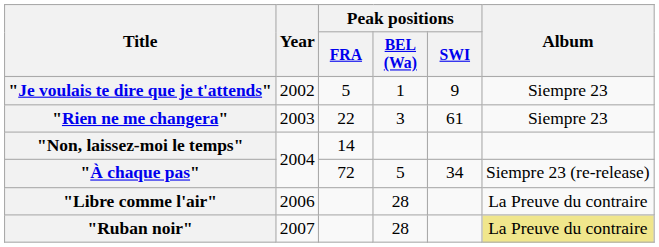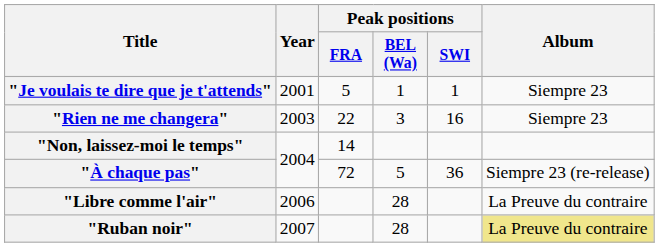(297, 90) 2002 -> (297, 90) 2001
(455, 90) 9 -> (455, 90) 1
(455, 118) 61 -> (455, 118) 16
(455, 173) 34 -> (455, 173) 36
